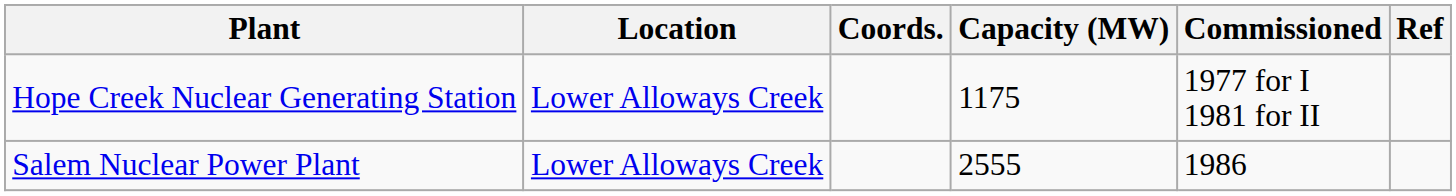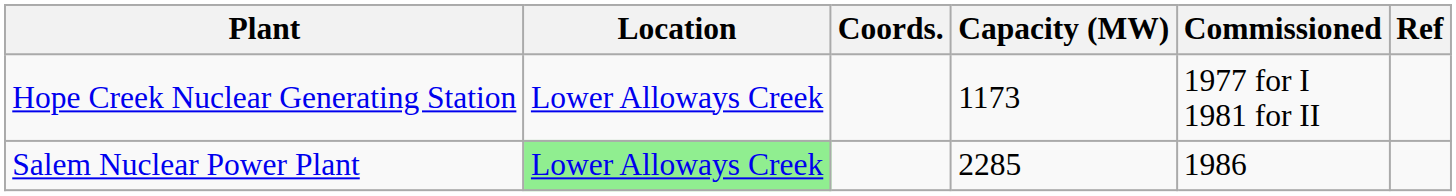(989, 97) 1175 -> (989, 97) 1173
(677, 164) no background -> (677, 164) lightgreen background
(990, 164) 2555 -> (990, 164) 2285
